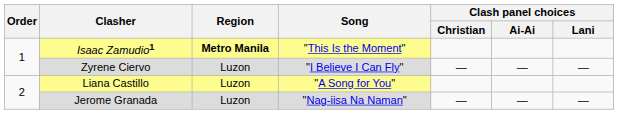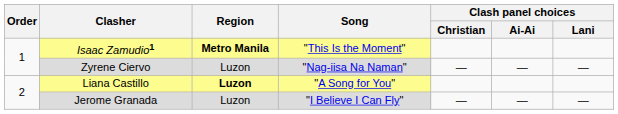(355, 67) "I Believe I Can Fly" -> (355, 67) "Nag-iisa Na Naman"
(235, 84) normal -> (235, 84) bold
(355, 101) "Nag-iisa Na Naman" -> (355, 101) "I Believe I Can Fly"
